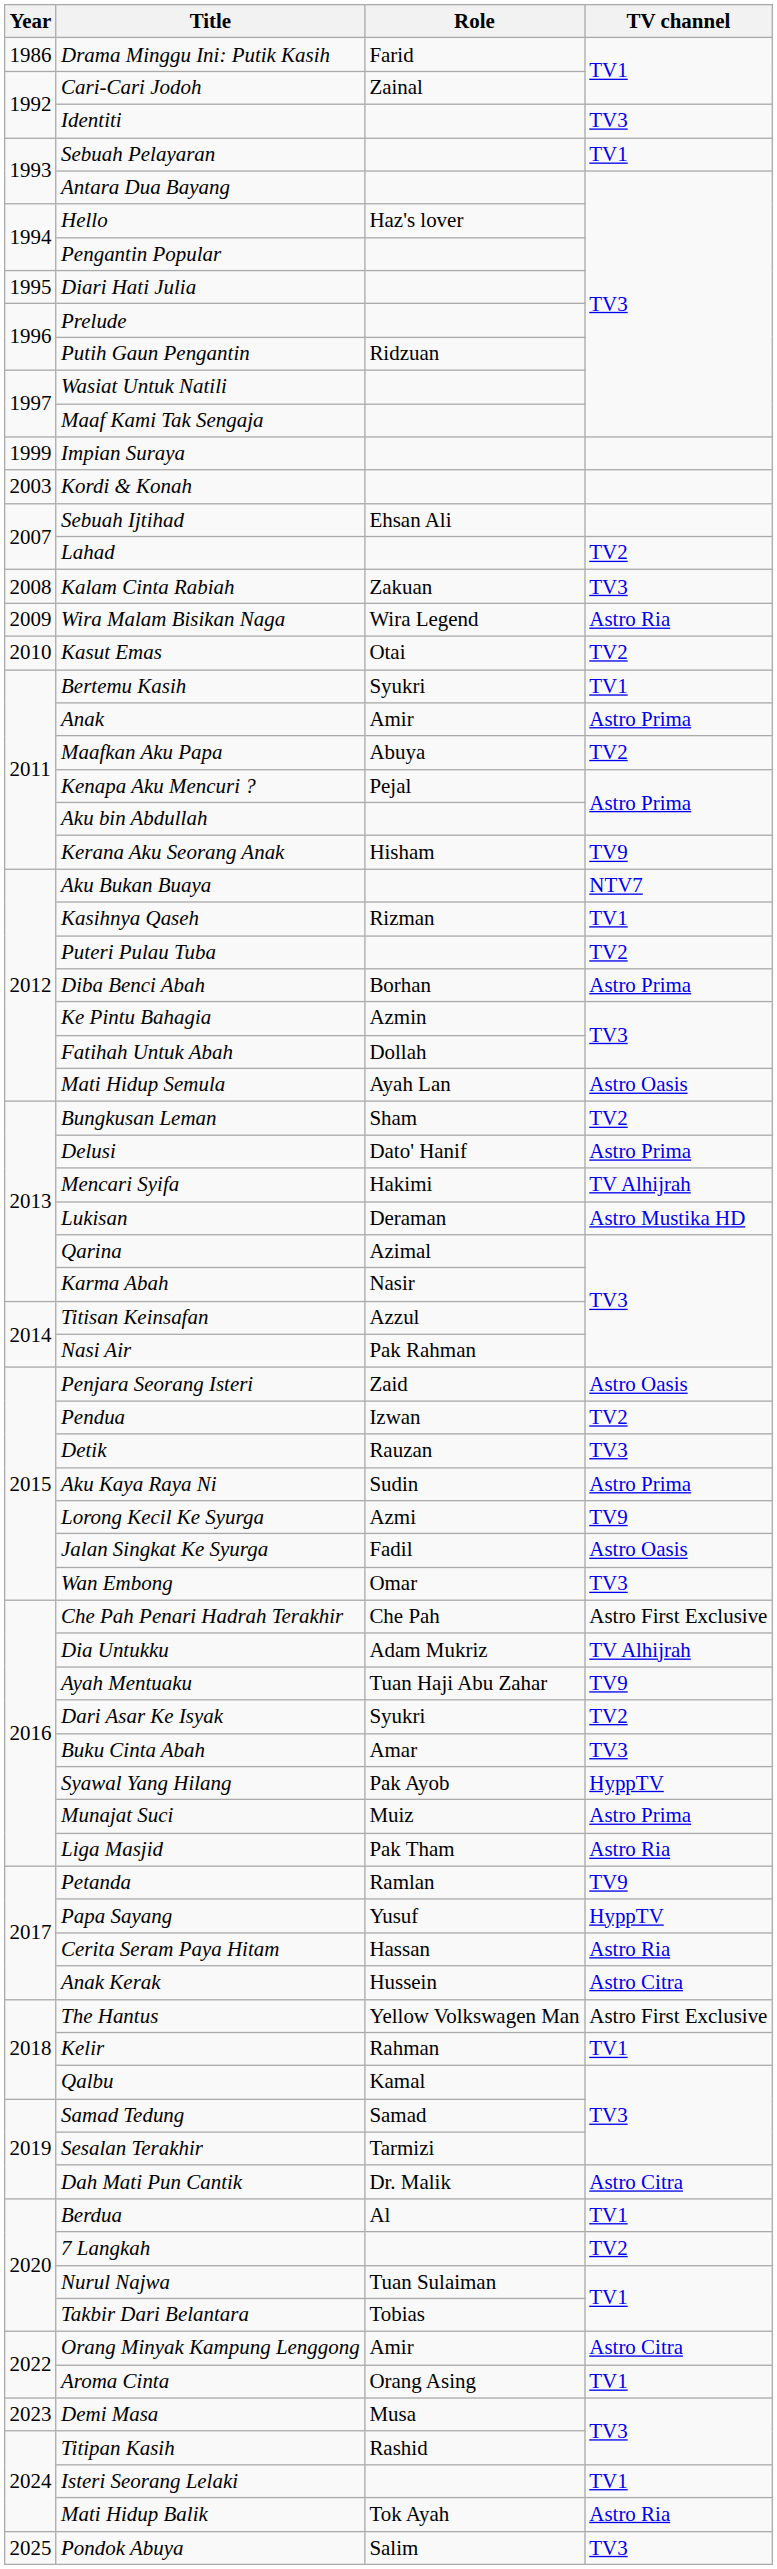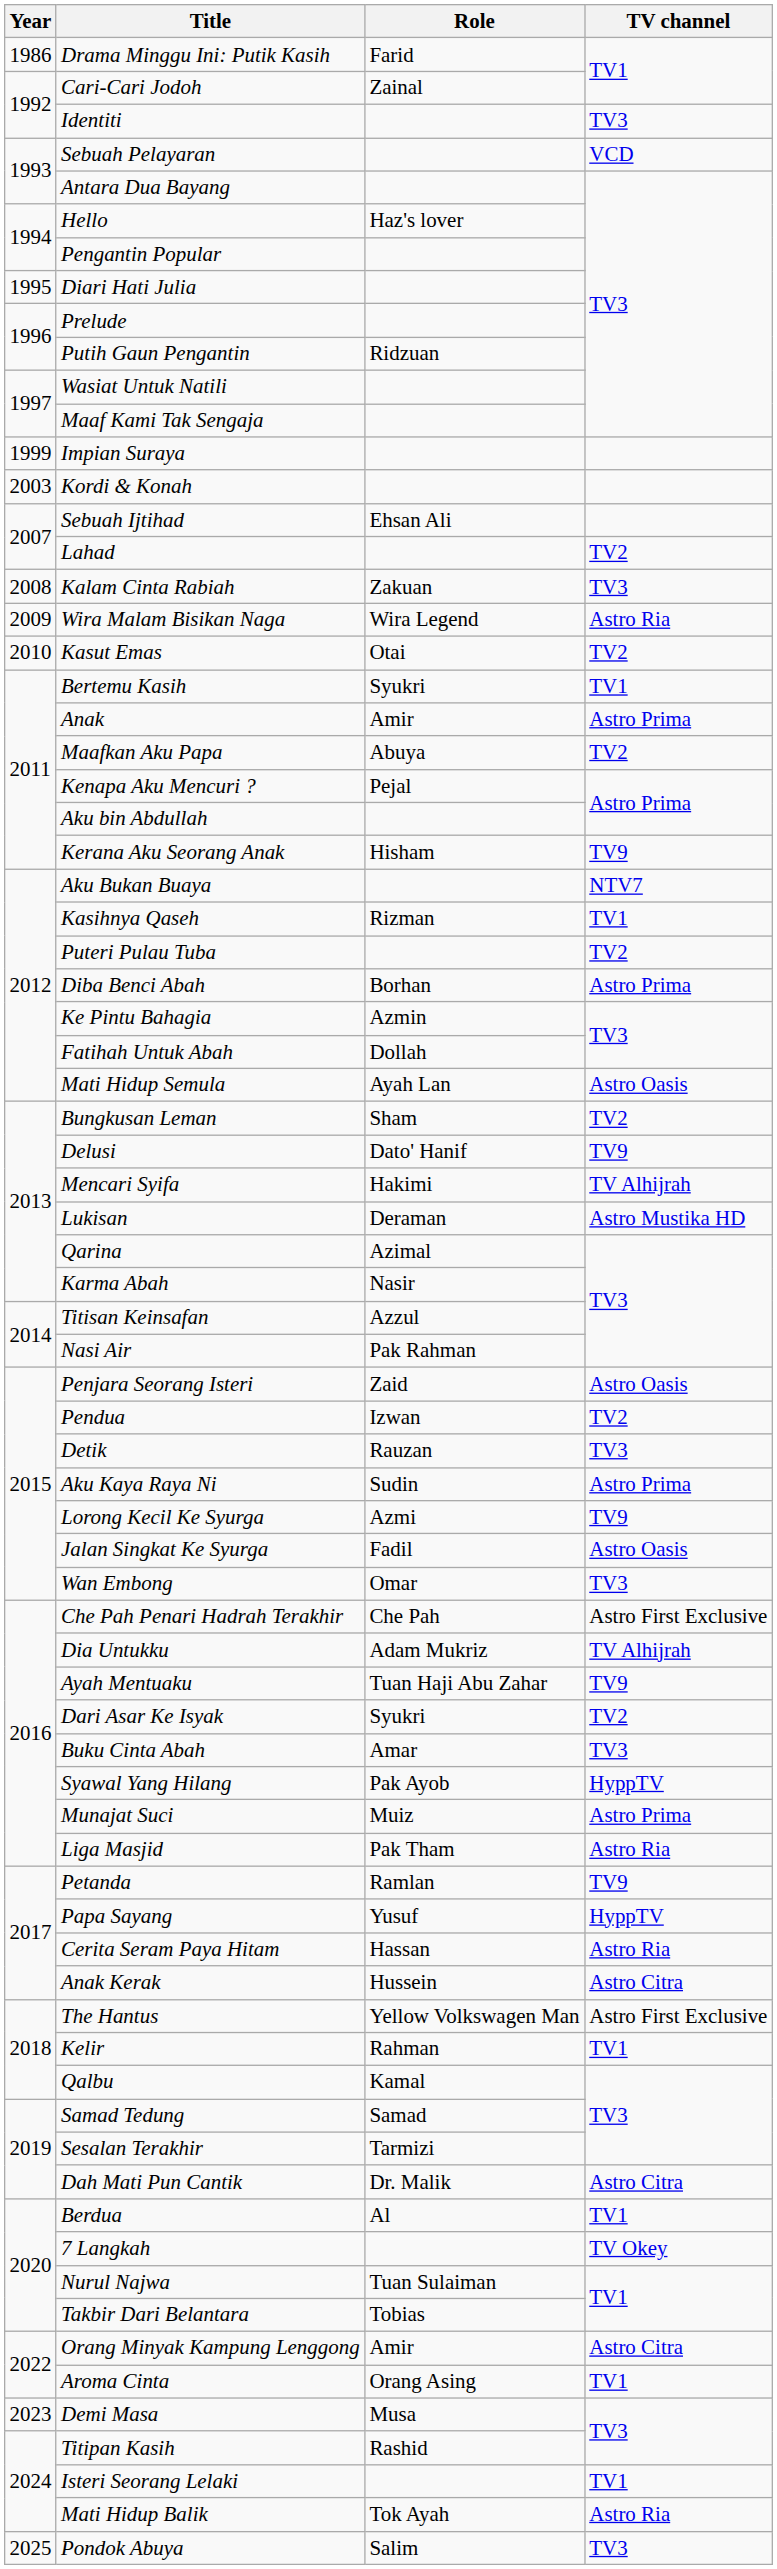(608, 154) TV1 -> (611, 154) VCD
(640, 1151) Astro Prima -> (608, 1151) TV9
(608, 2248) TV2 -> (628, 2248) TV Okey
